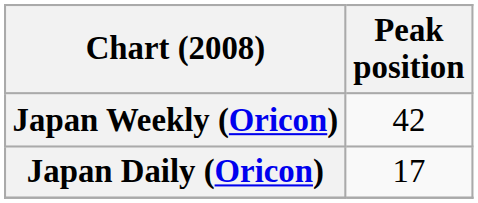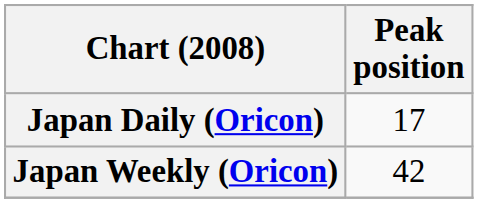rows swapped: (175, 171) <-> (175, 119)
